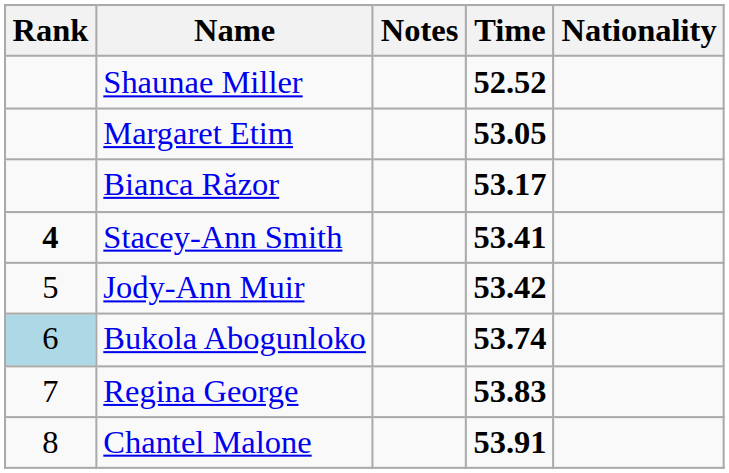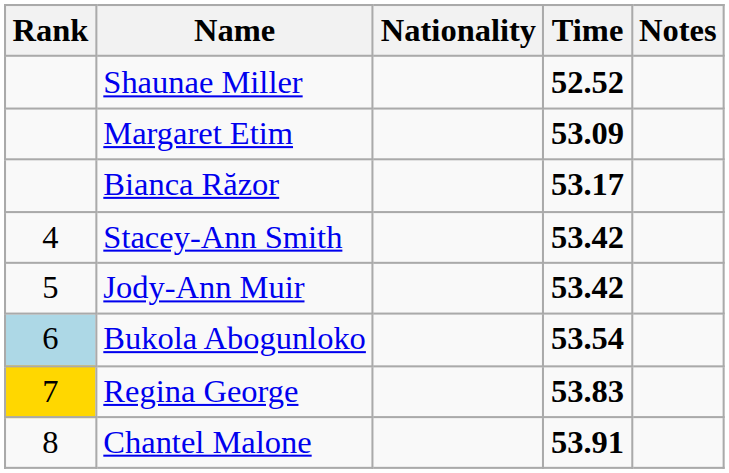columns swapped: (639, 30) <-> (420, 30)
(510, 133) 53.05 -> (588, 133) 53.09
(50, 236) bold -> (50, 236) normal
(510, 236) 53.41 -> (588, 236) 53.42
(510, 339) 53.74 -> (588, 339) 53.54
(50, 390) no background -> (50, 390) gold background
